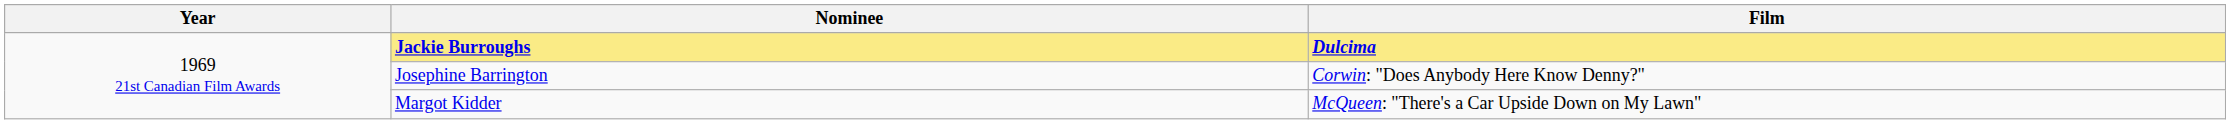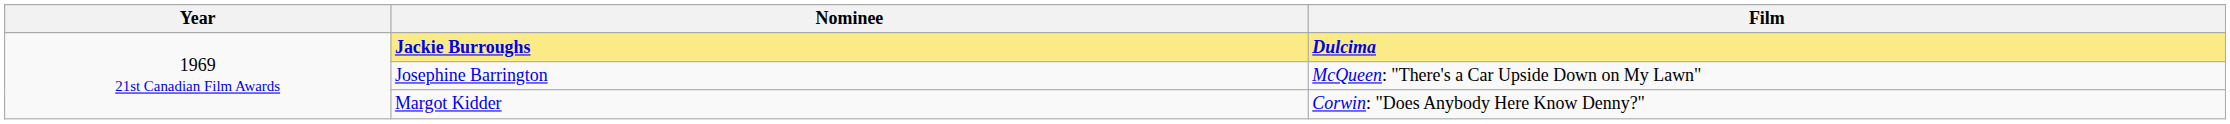(1479, 75) Corwin: "Does Anybody Here Know Denny?" -> (1507, 75) McQueen: "There's a Car Upside Down on My Lawn"
(1507, 103) McQueen: "There's a Car Upside Down on My Lawn" -> (1479, 103) Corwin: "Does Anybody Here Know Denny?"
